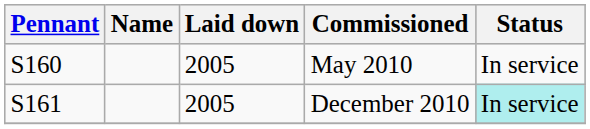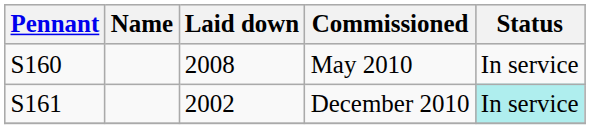(210, 63) 2005 -> (210, 63) 2008
(210, 103) 2005 -> (210, 103) 2002
